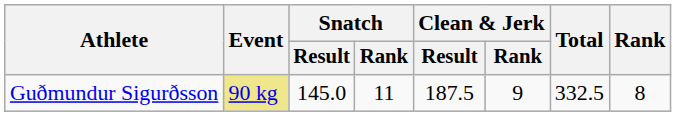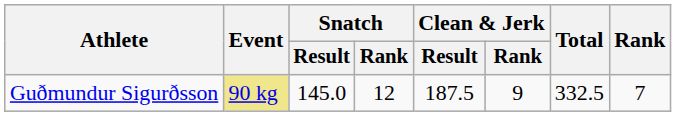(384, 93) 11 -> (384, 93) 12
(640, 93) 8 -> (640, 93) 7
